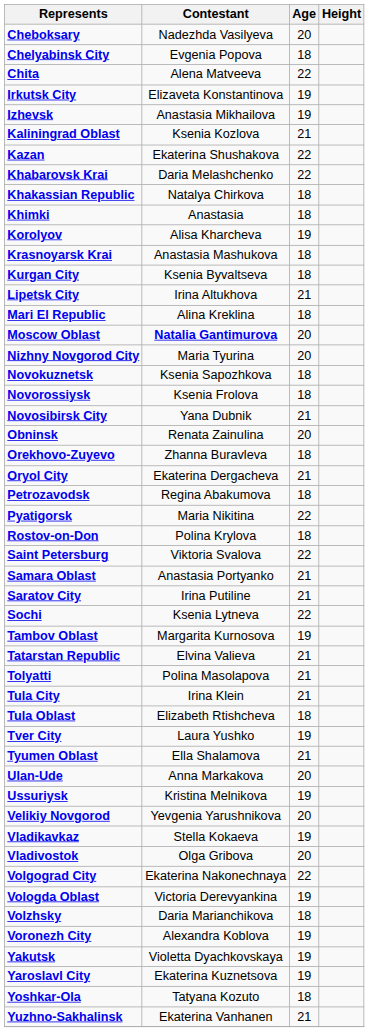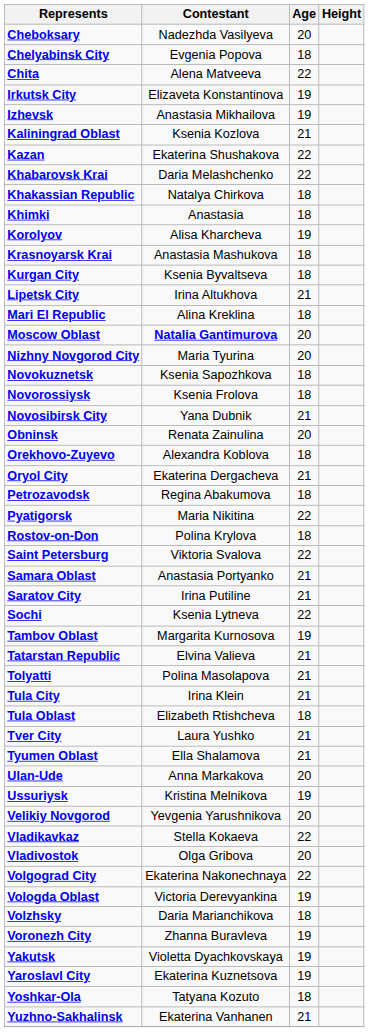(216, 455) Zhanna Buravleva -> (216, 455) Alexandra Koblova
(304, 736) 19 -> (304, 736) 21
(304, 836) 19 -> (304, 836) 22
(216, 936) Alexandra Koblova -> (216, 936) Zhanna Buravleva
